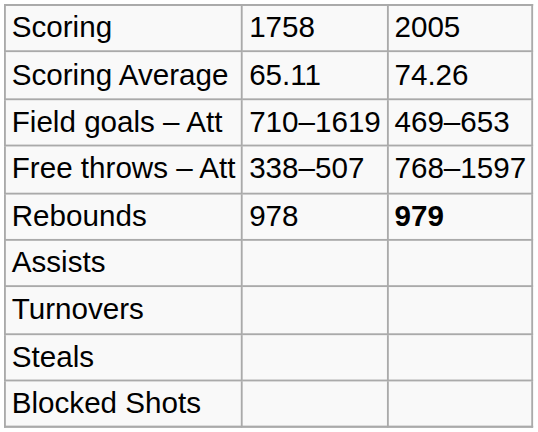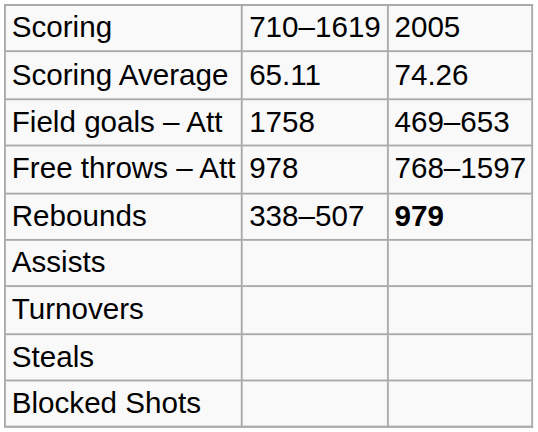(282, 27) 1758 -> (315, 27) 710–1619
(315, 121) 710–1619 -> (282, 121) 1758
(307, 168) 338–507 -> (274, 168) 978
(274, 215) 978 -> (307, 215) 338–507
